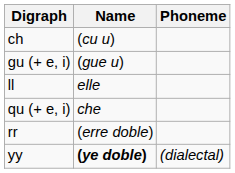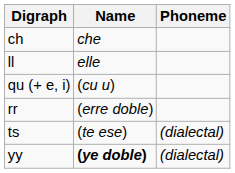(96, 39) (cu u) -> (89, 39) che
- row: (39, 62)
(89, 109) che -> (96, 86) (cu u)
+ row: (14, 132)
